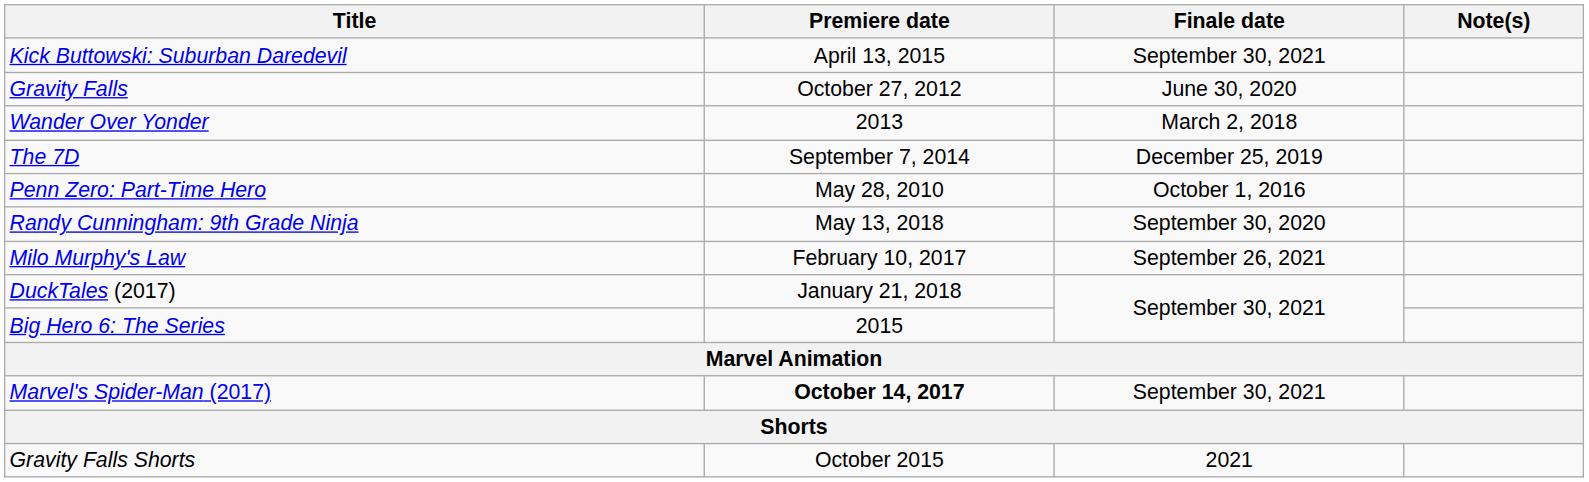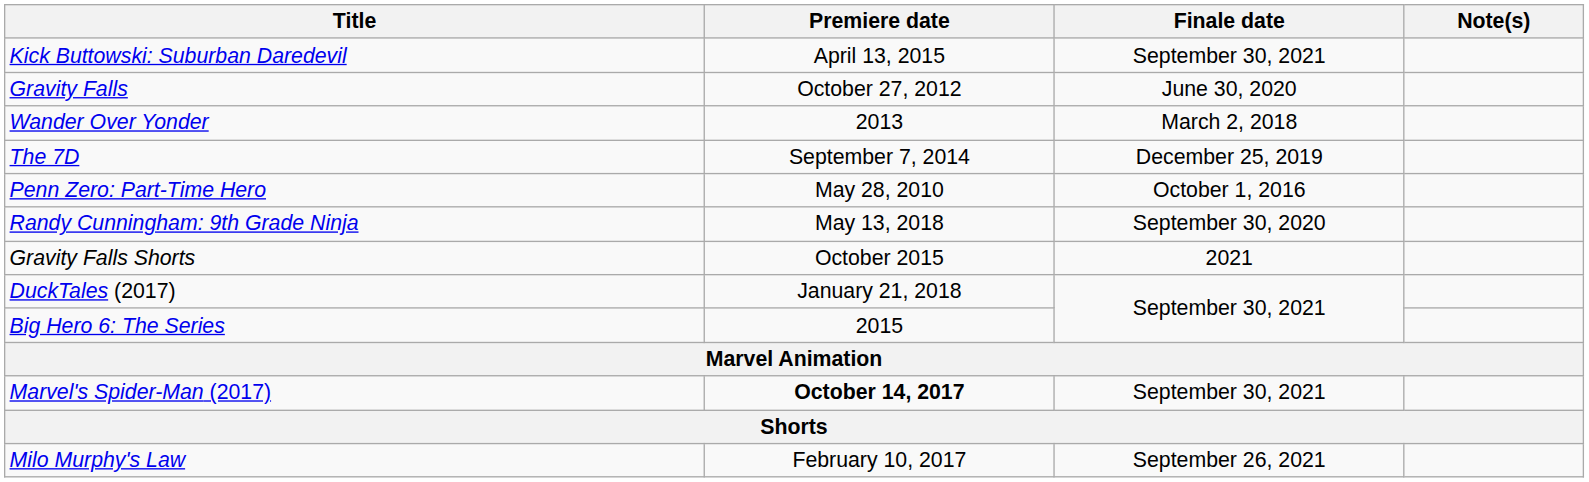rows swapped: (97, 257) <-> (102, 460)
